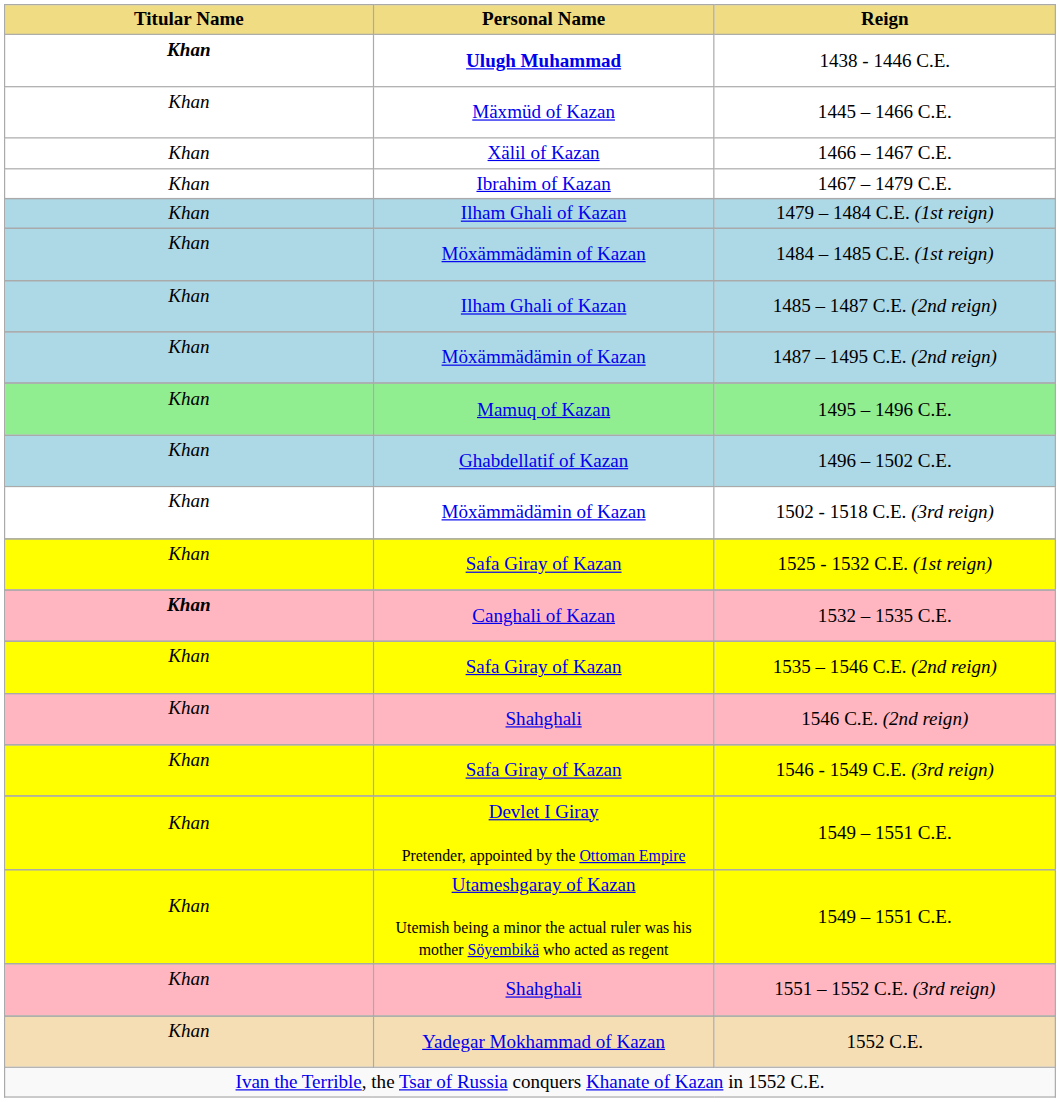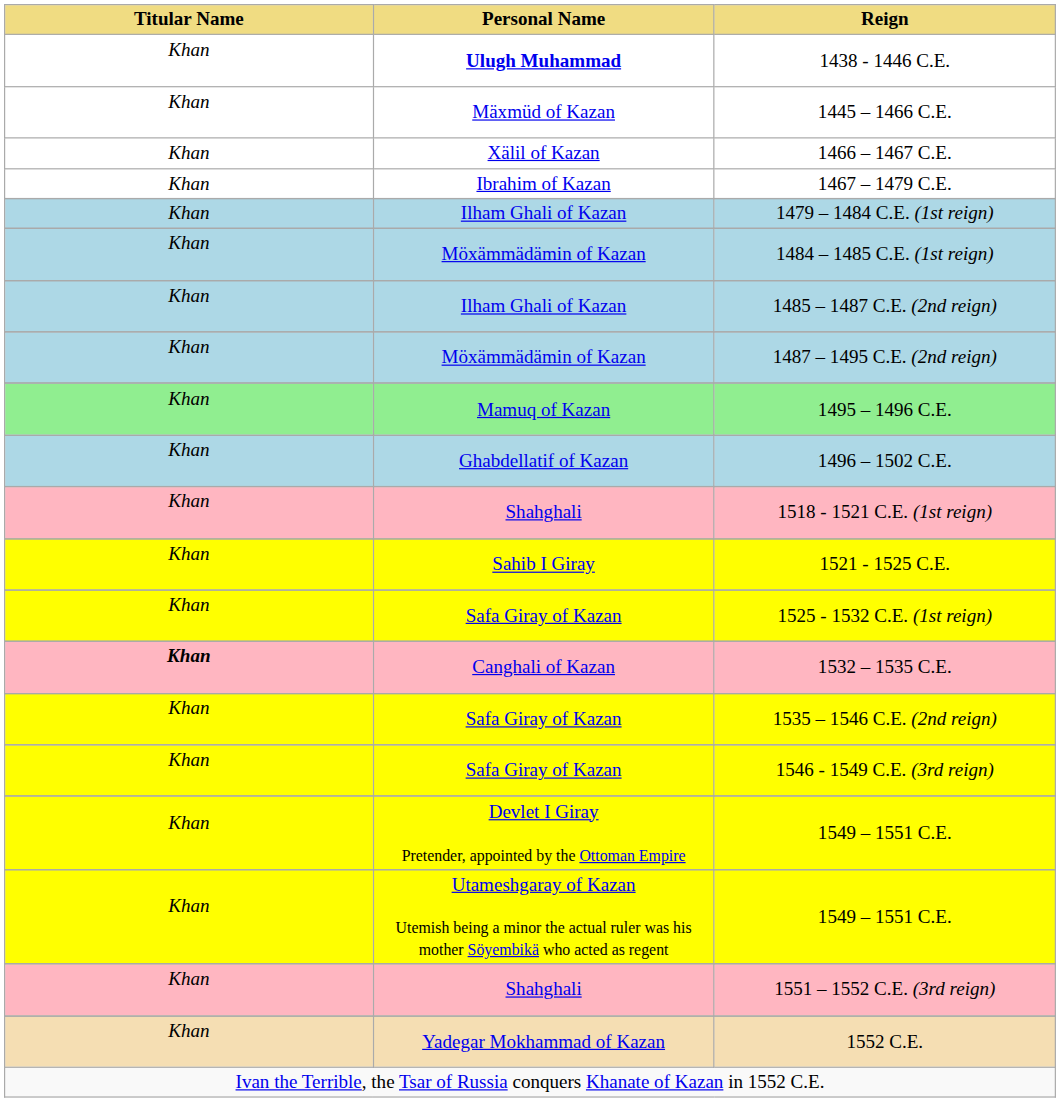(189, 49) bold -> (189, 49) normal
- row: (544, 512)
+ row: (544, 512)
+ row: (544, 564)
- row: (544, 718)
